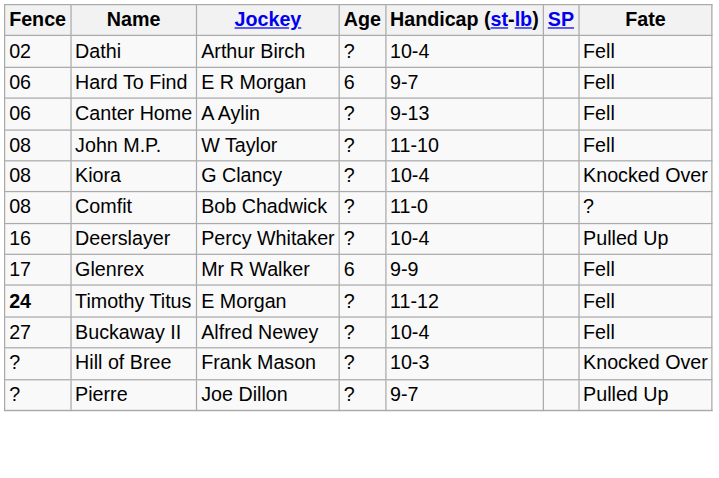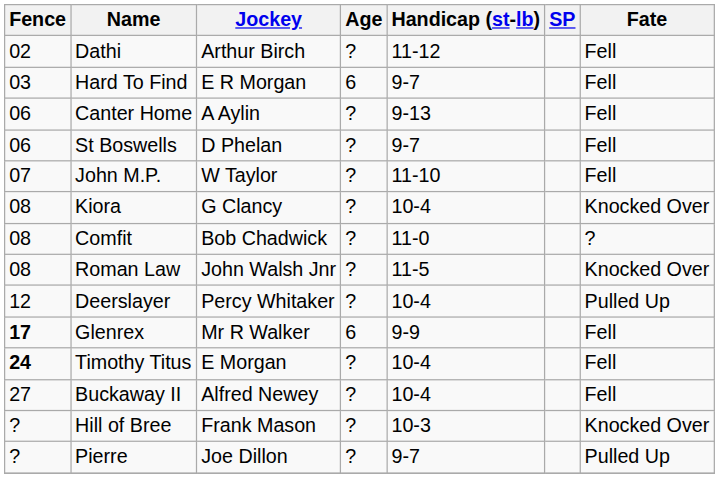(410, 51) 10-4 -> (416, 51) 11-12
(20, 82) 06 -> (20, 82) 03
+ row: (126, 144)
(20, 144) 08 -> (20, 176) 07
+ row: (128, 269)
(20, 238) 16 -> (20, 301) 12
(20, 269) normal -> (20, 332) bold
(414, 301) 11-12 -> (411, 363) 10-4
